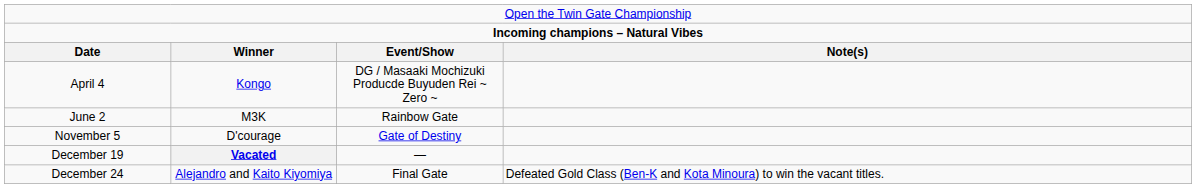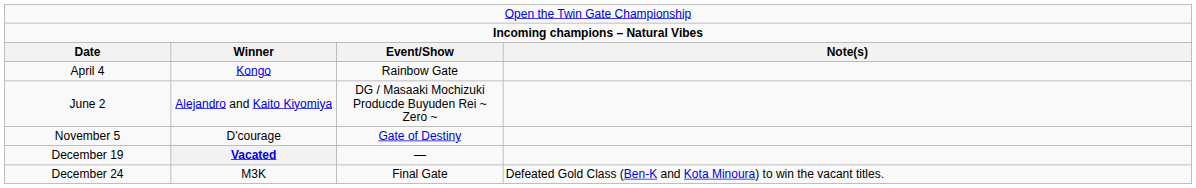(420, 84) DG / Masaaki Mochizuki Producde Buyuden Rei ~ Zero ~ -> (420, 71) Rainbow Gate
(254, 117) M3K -> (254, 103) Alejandro and Kaito Kiyomiya
(420, 117) Rainbow Gate -> (420, 103) DG / Masaaki Mochizuki Producde Buyuden Rei ~ Zero ~
(254, 174) Alejandro and Kaito Kiyomiya -> (254, 174) M3K
